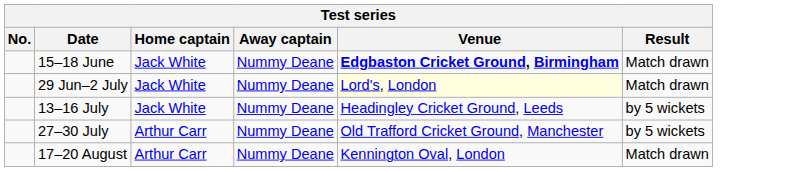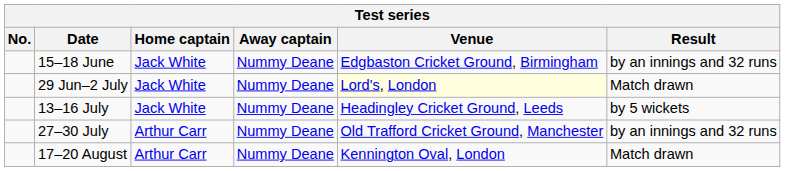(480, 62) bold -> (469, 62) normal
(667, 62) Match drawn -> (693, 62) by an innings and 32 runs
(665, 131) by 5 wickets -> (693, 131) by an innings and 32 runs
